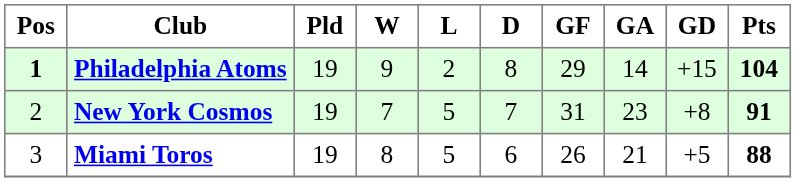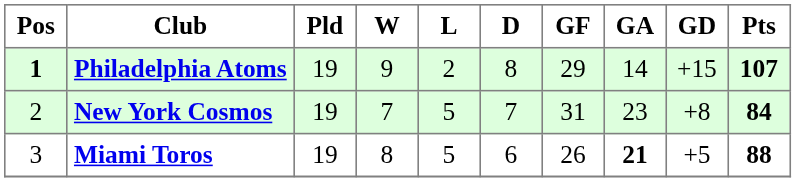(759, 68) 104 -> (759, 68) 107
(759, 111) 91 -> (759, 111) 84
(635, 154) normal -> (635, 154) bold
